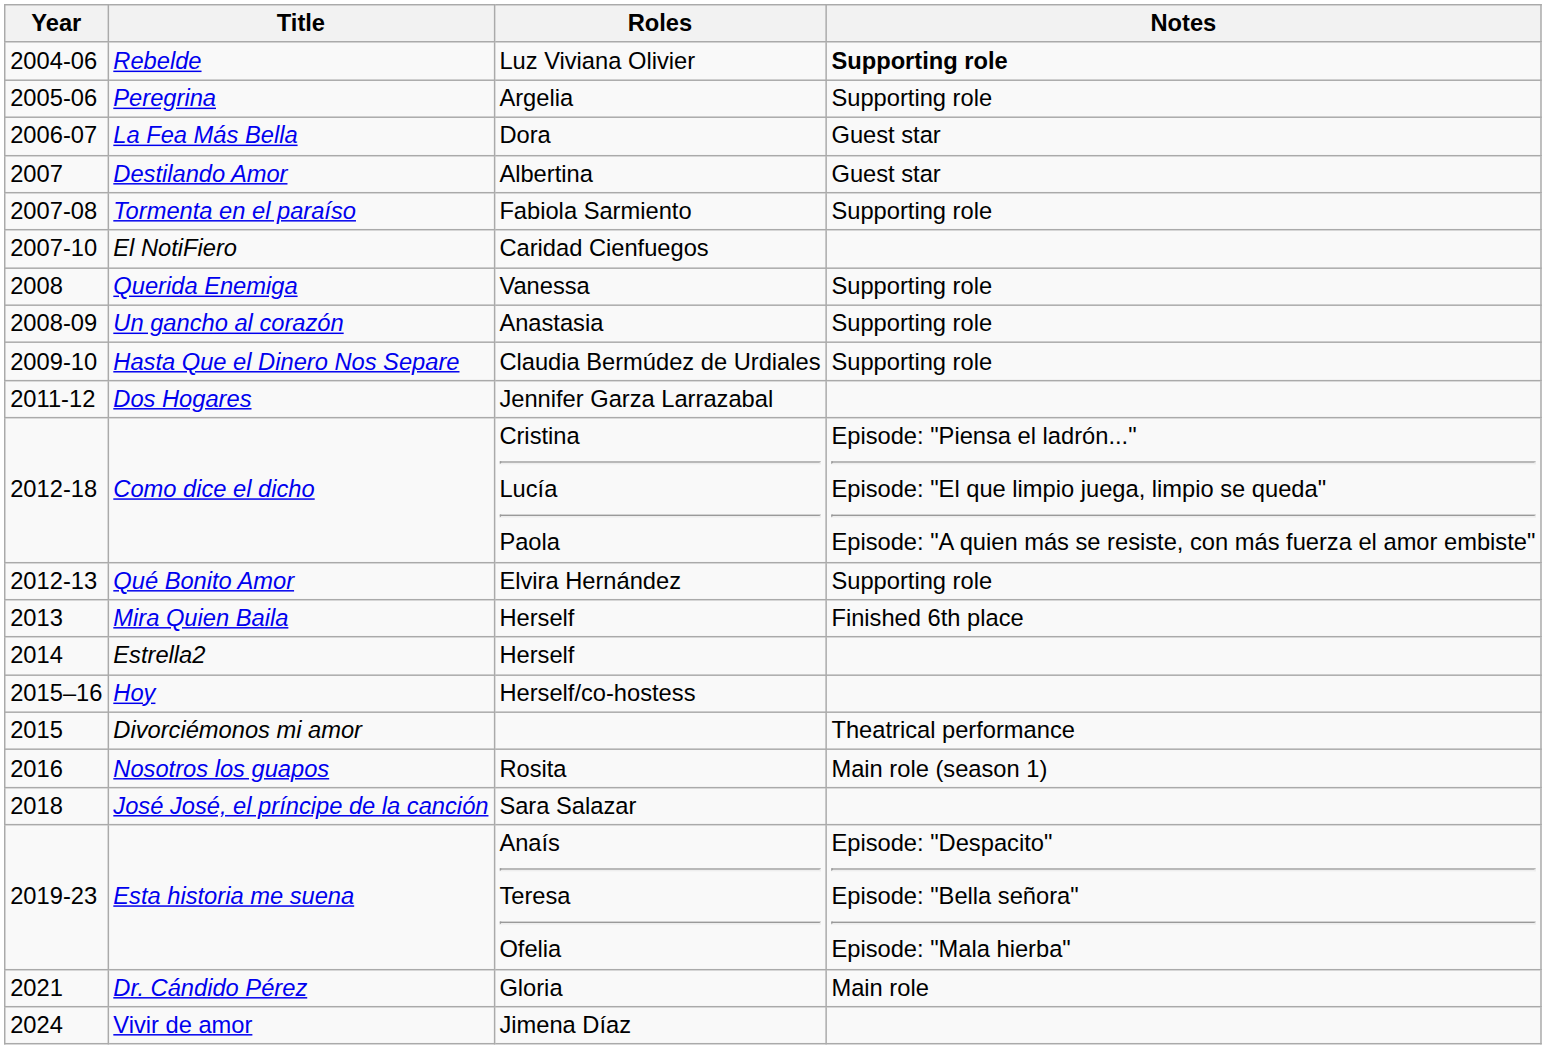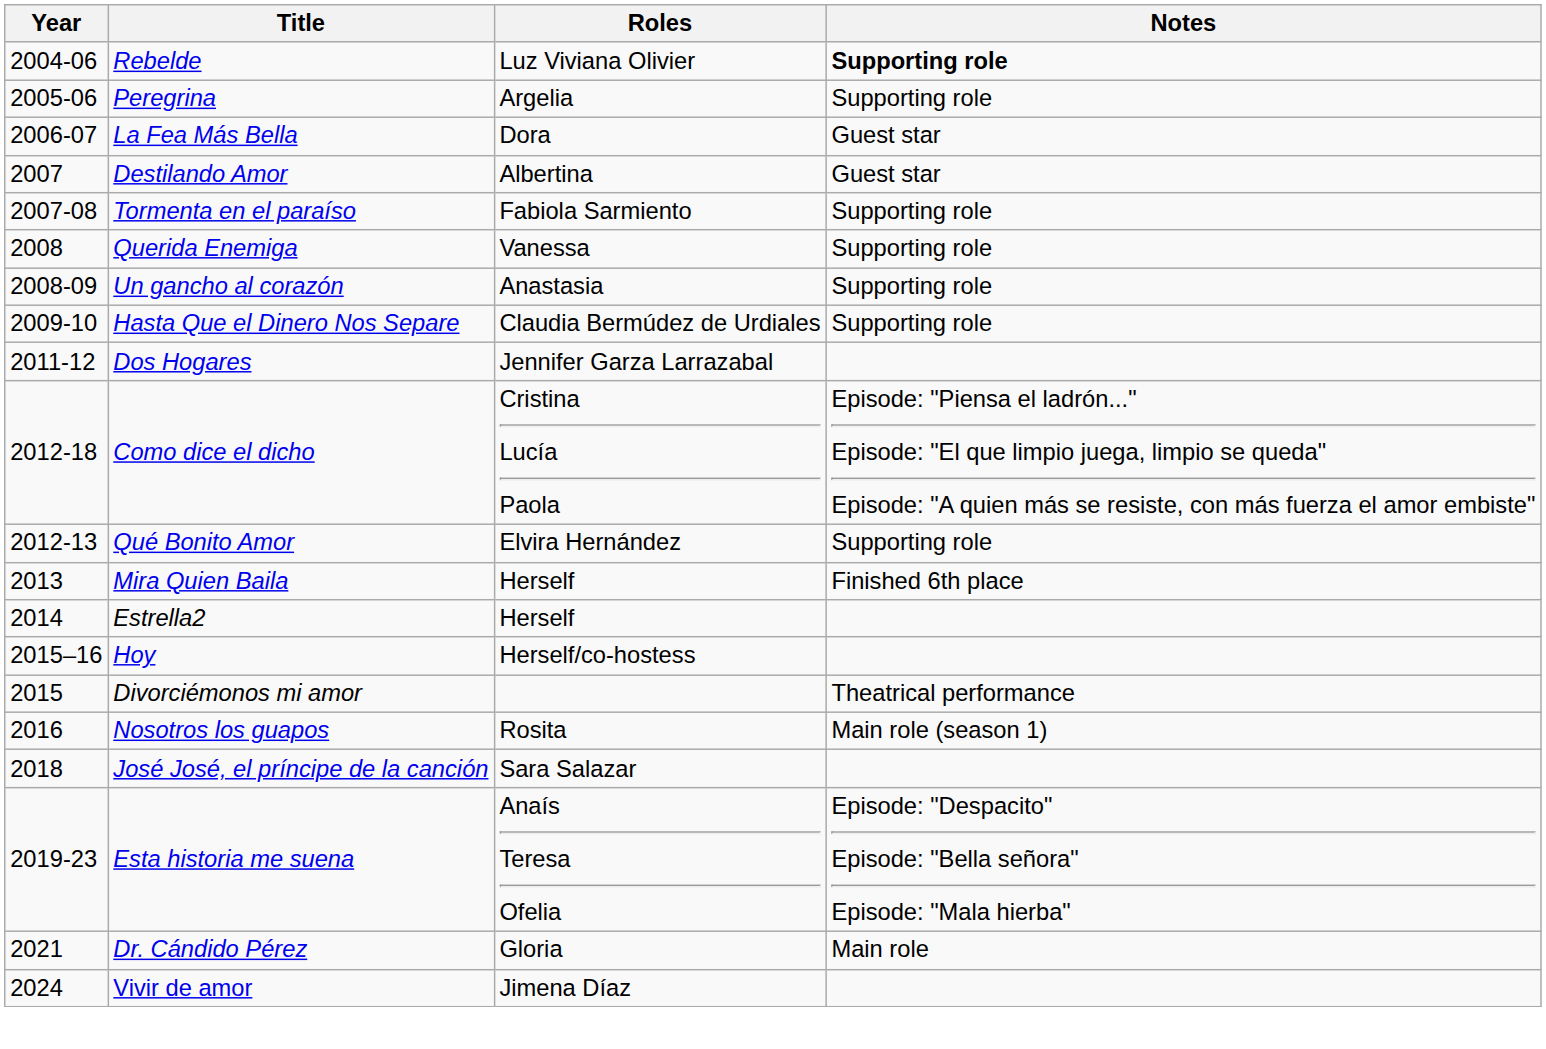- row: (175, 248)
